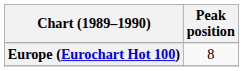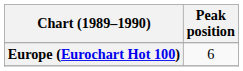(211, 54) 8 -> (211, 54) 6
